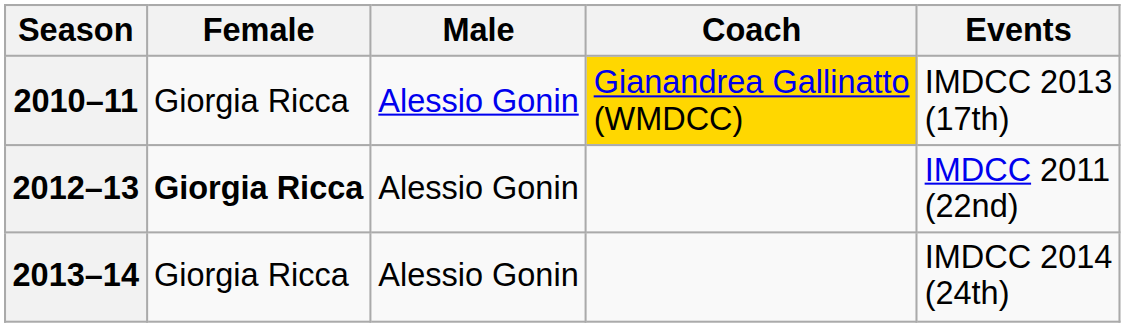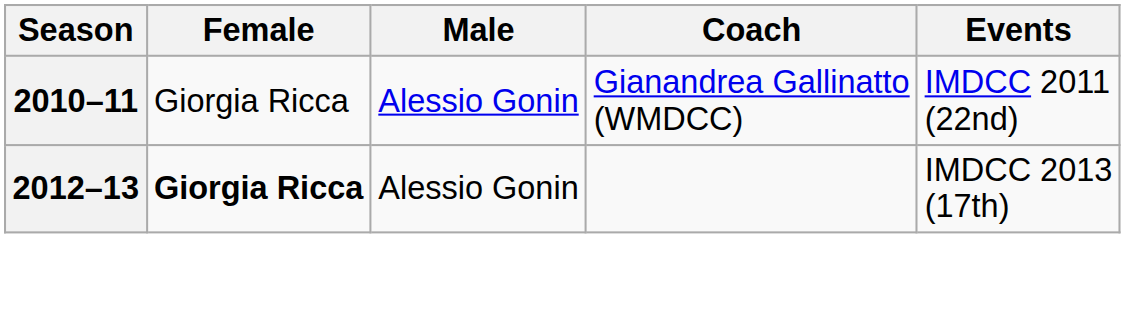(752, 100) gold background -> (752, 100) no background
(1019, 100) IMDCC 2013 (17th) -> (1017, 100) IMDCC 2011 (22nd)
(1017, 188) IMDCC 2011 (22nd) -> (1019, 188) IMDCC 2013 (17th)
- row: (76, 276)
